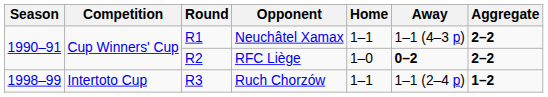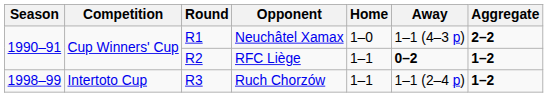(361, 37) 1–1 -> (361, 37) 1–0
(361, 59) 1–0 -> (361, 59) 1–1
(483, 59) 2–2 -> (483, 59) 1–2
